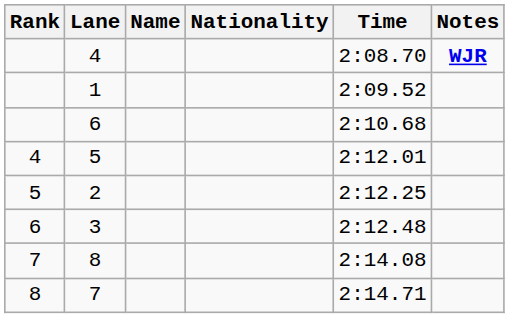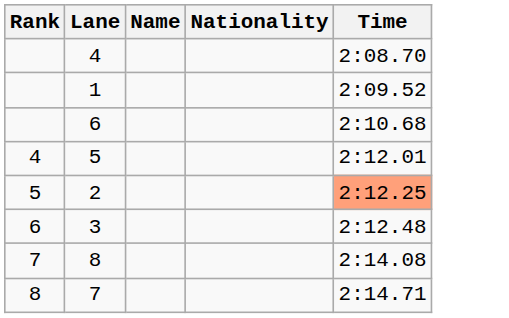- column: (468, 22)
(383, 192) no background -> (383, 192) lightsalmon background
